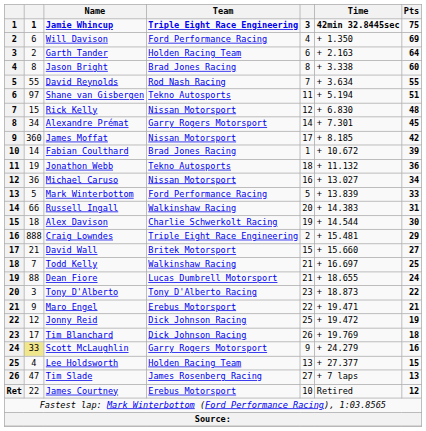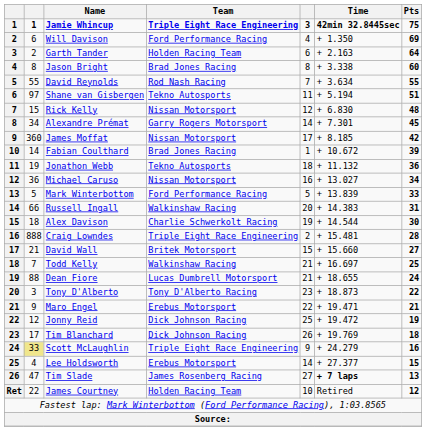(414, 237) 29 -> (414, 237) 28
(208, 349) Garry Rogers Motorsport -> (223, 349) Triple Eight Race Engineering
(195, 363) Holden Racing Team -> (192, 363) Erebus Motorsport
(308, 363) 13 -> (308, 363) 14
(338, 377) normal -> (338, 377) bold
(192, 391) Erebus Motorsport -> (195, 391) Holden Racing Team
